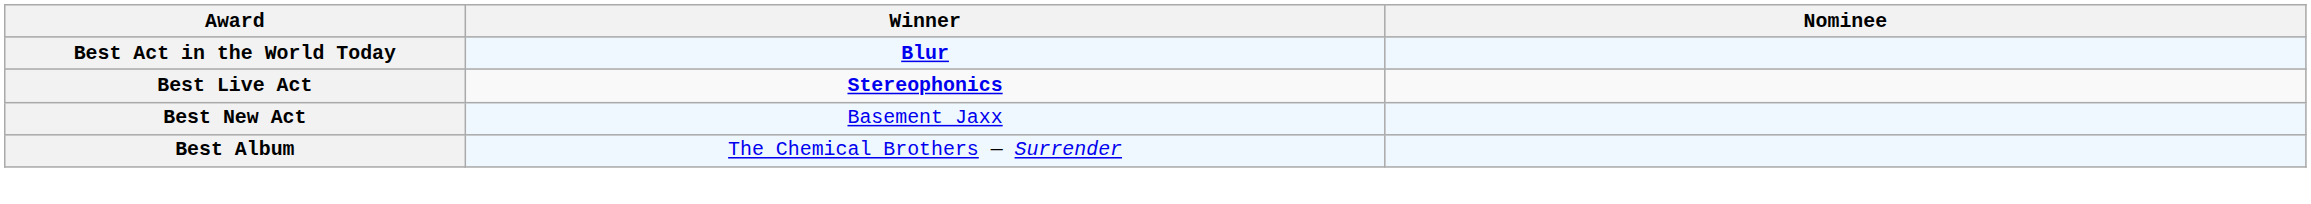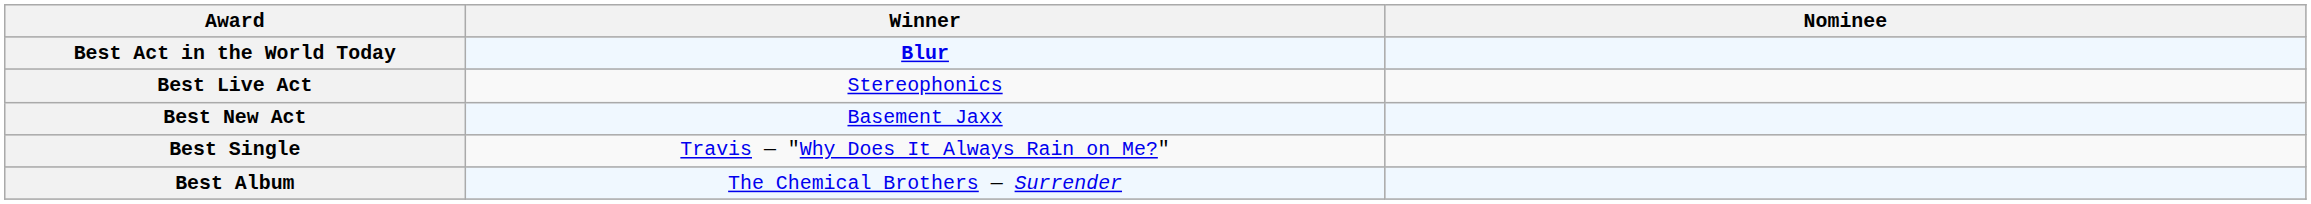(925, 86) bold -> (925, 86) normal
+ row: (235, 151)
